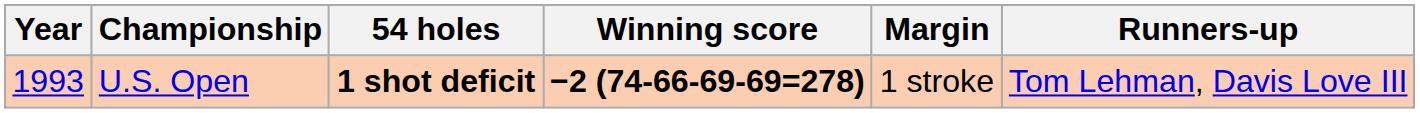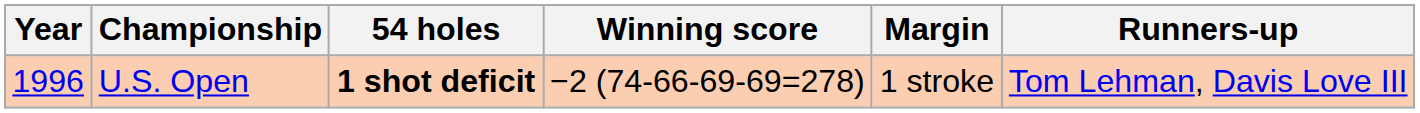(48, 81) 1993 -> (48, 81) 1996
(707, 81) bold -> (707, 81) normal
